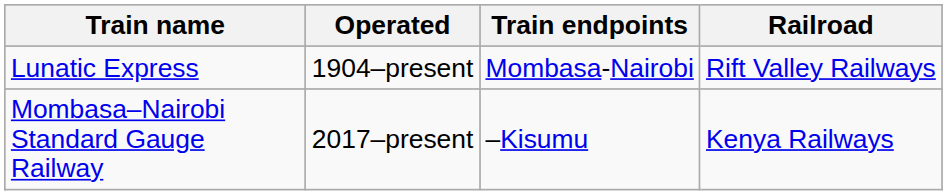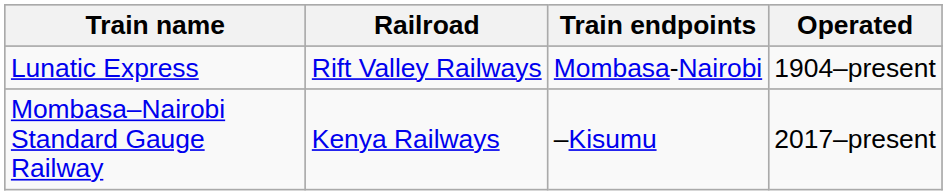columns swapped: (821, 25) <-> (393, 25)
